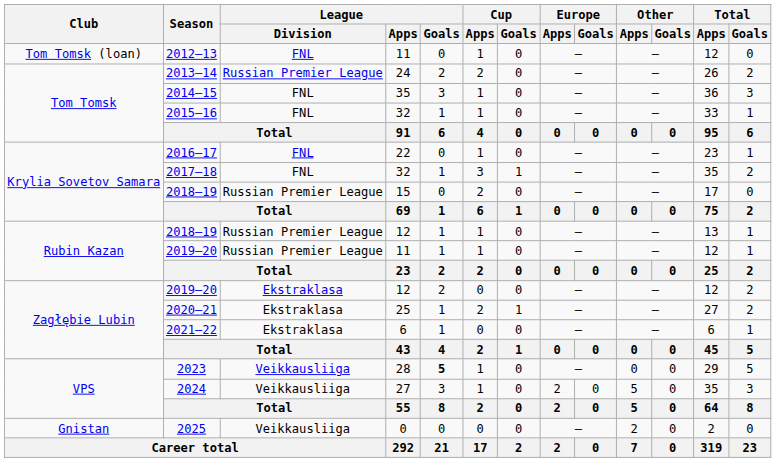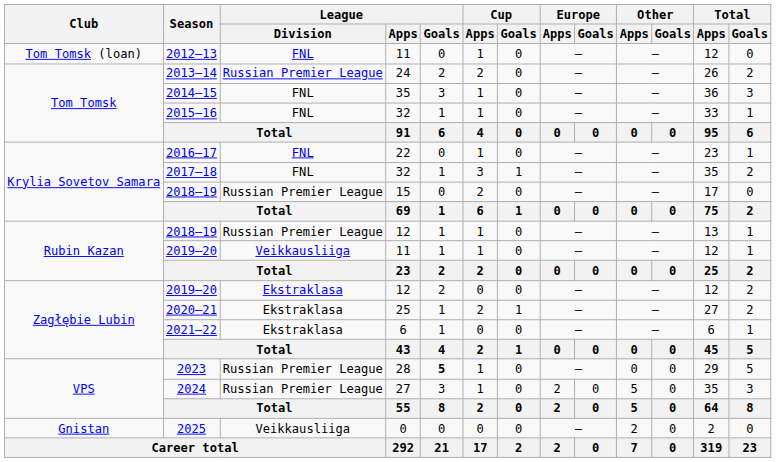(303, 251) Russian Premier League -> (303, 251) Veikkausliiga
(303, 369) Veikkausliiga -> (303, 369) Russian Premier League
(303, 389) Veikkausliiga -> (303, 389) Russian Premier League
